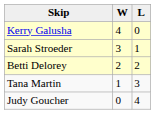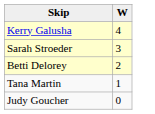- column: (141, 13)
